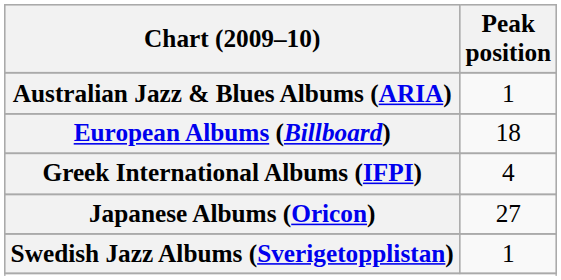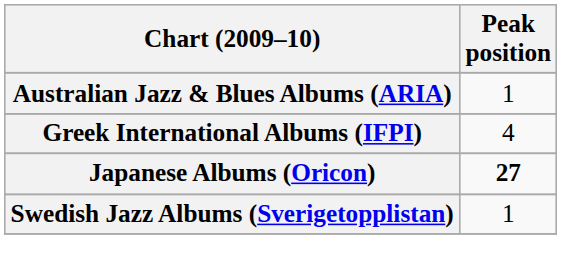- row: (232, 133)
(508, 213) normal -> (508, 173) bold
